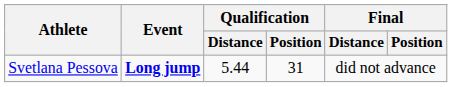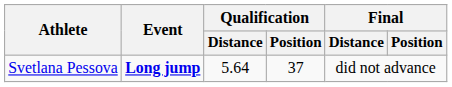(235, 68) 5.44 -> (235, 68) 5.64
(296, 68) 31 -> (296, 68) 37
